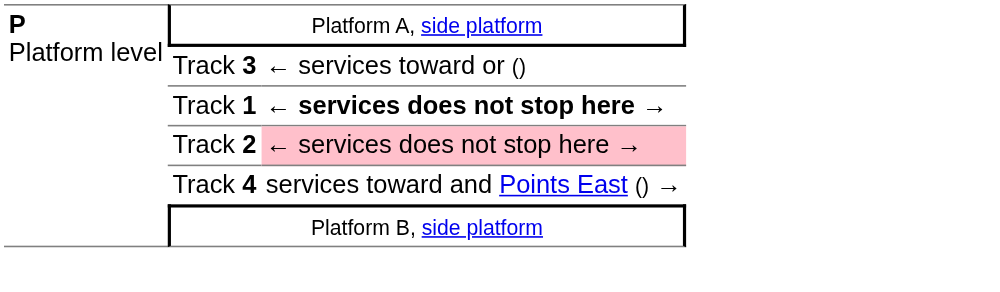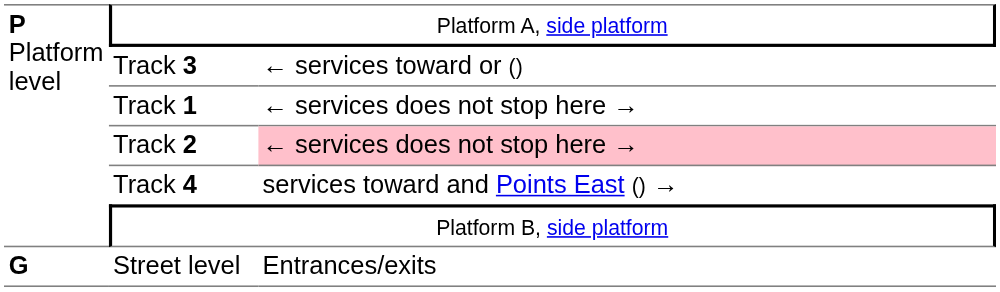(467, 105) bold -> (451, 105) normal
+ row: (177, 266)
